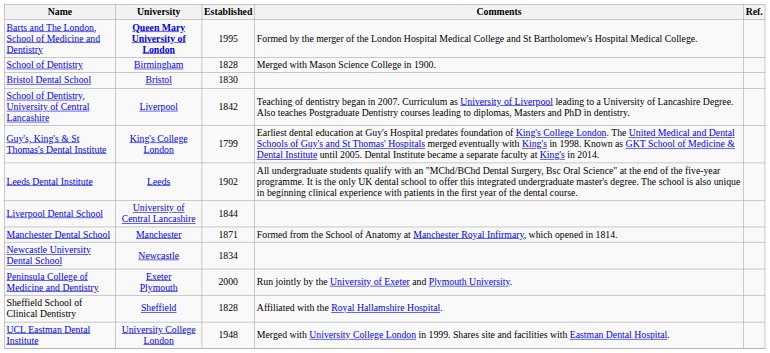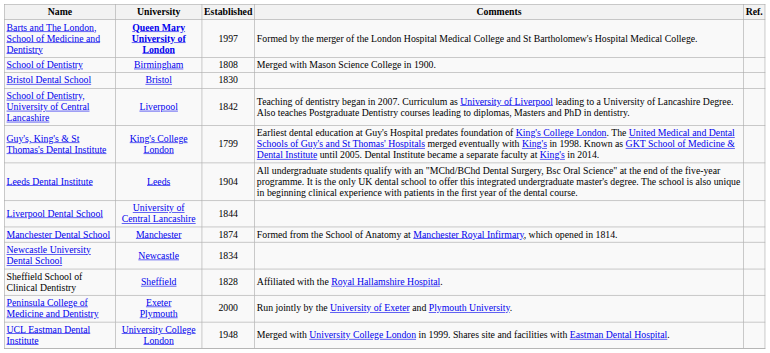(228, 38) 1995 -> (228, 38) 1997
(228, 65) 1828 -> (228, 65) 1808
(228, 181) 1902 -> (228, 181) 1904
(228, 234) 1871 -> (228, 234) 1874
rows swapped: (53, 282) <-> (44, 308)
